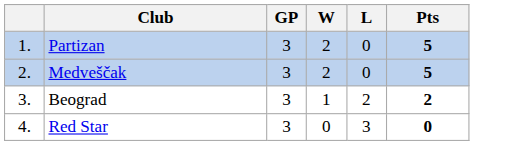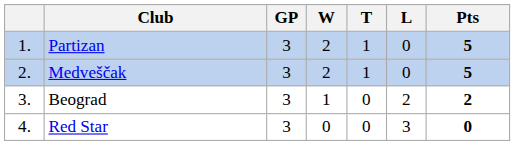+ column: (366, 18)
